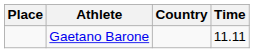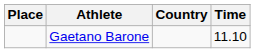(230, 36) 11.11 -> (230, 36) 11.10
